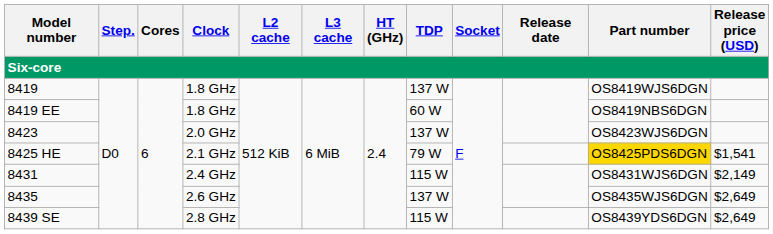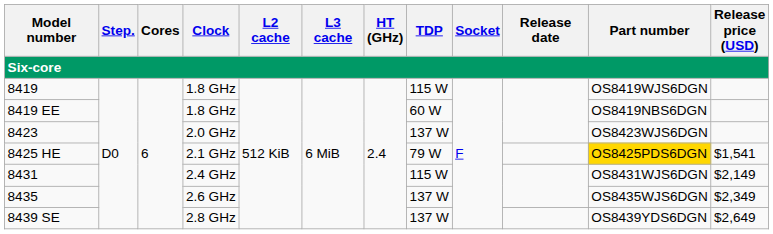(429, 89) 137 W -> (429, 89) 115 W
(735, 196) $2,649 -> (735, 196) $2,349
(429, 218) 115 W -> (429, 218) 137 W
